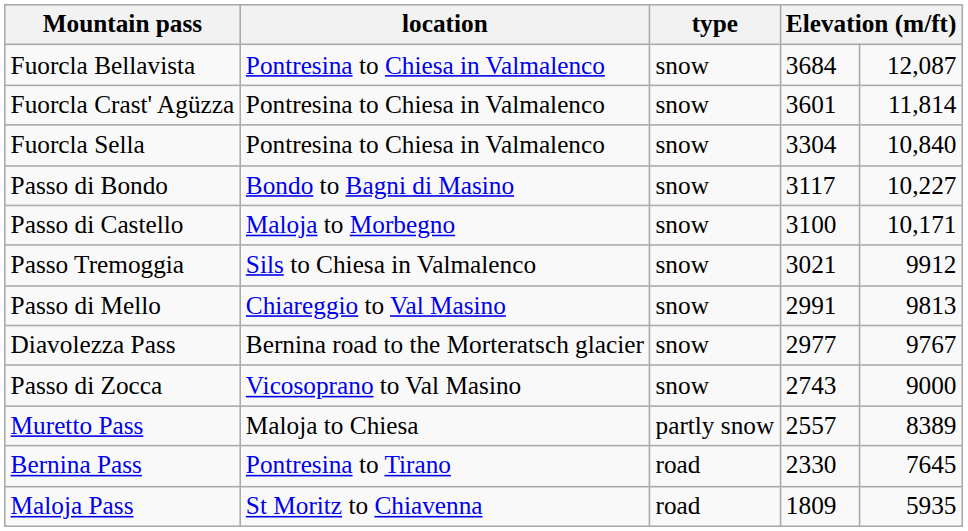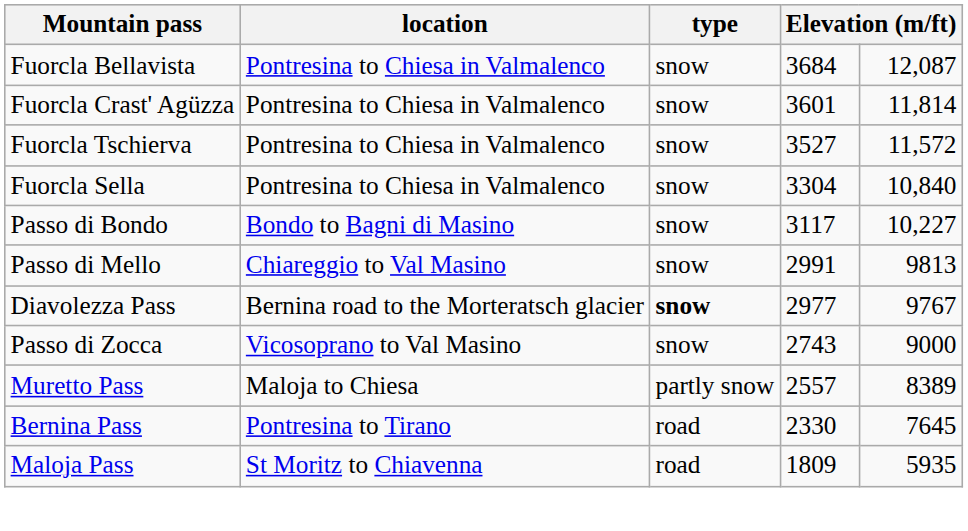+ row: (101, 144)
- row: (97, 225)
- row: (97, 265)
(682, 345) normal -> (683, 305) bold
